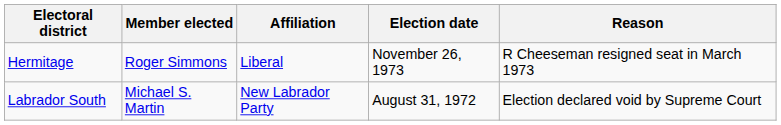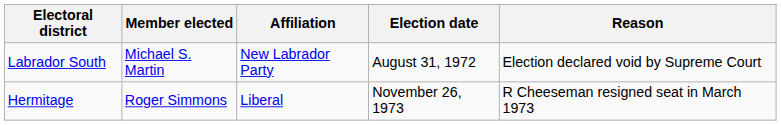rows swapped: (57, 101) <-> (41, 62)
